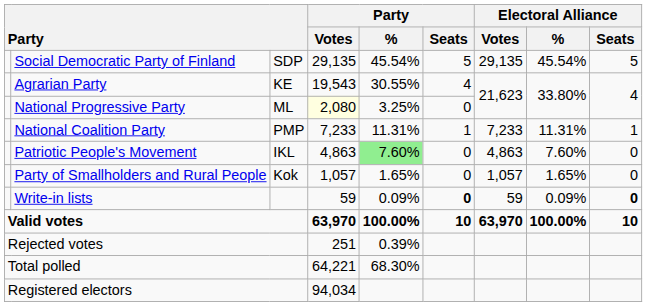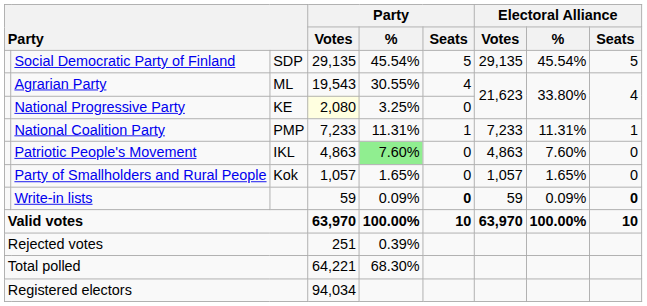(283, 84) KE -> (283, 84) ML
(283, 107) ML -> (283, 107) KE
